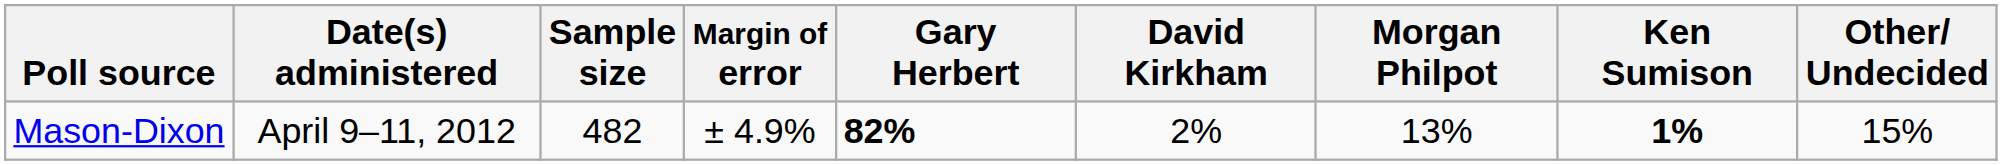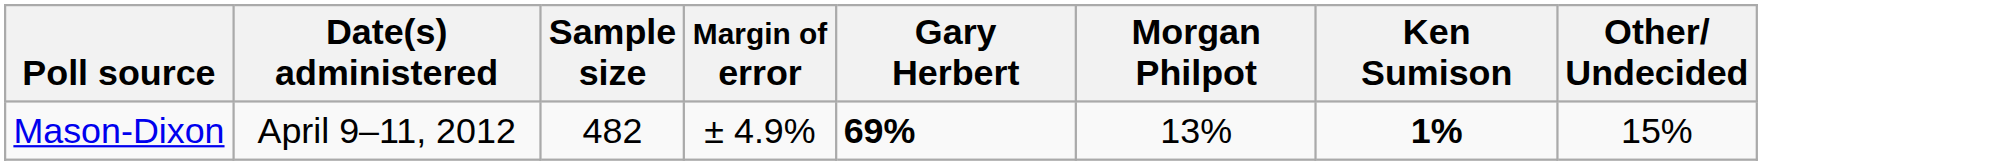- column: (1196, 53)
(880, 130) 82% -> (880, 130) 69%
